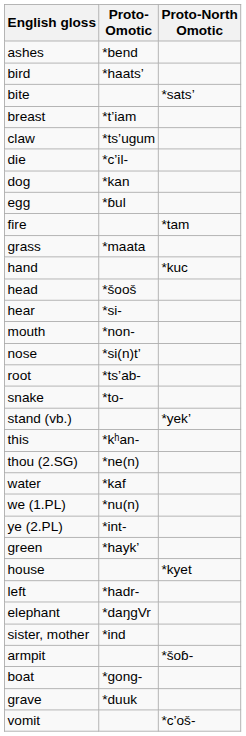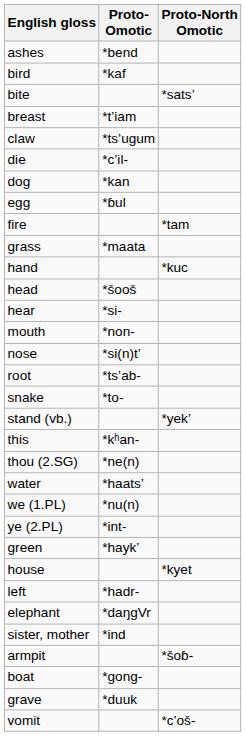(123, 73) *haats’ -> (114, 73) *kaf
(114, 483) *kaf -> (123, 483) *haats’
